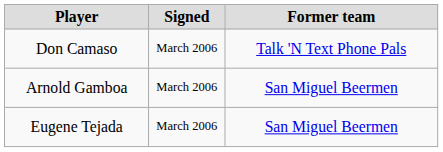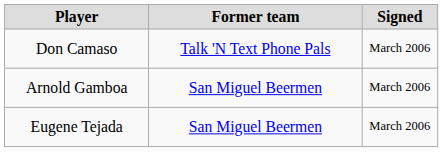columns swapped: (187, 16) <-> (331, 16)
